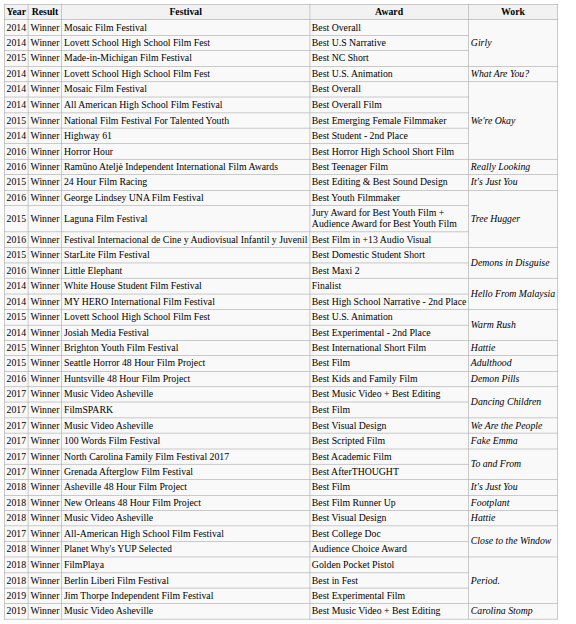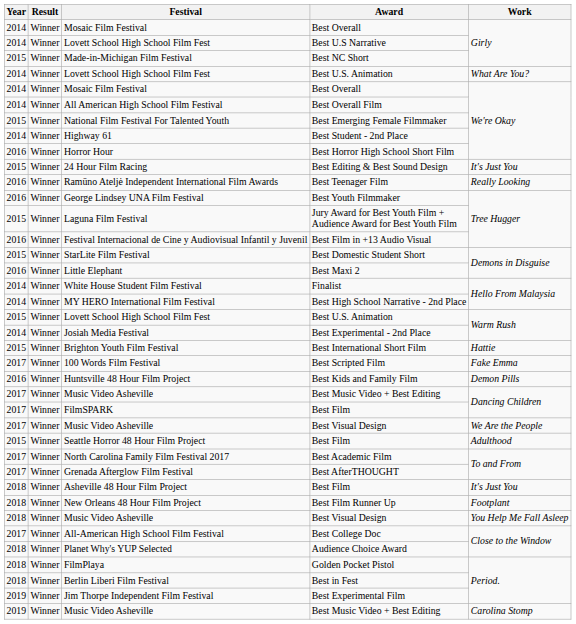rows swapped: (16, 167) <-> (16, 182)
rows swapped: (16, 363) <-> (16, 441)
(483, 518) Hattie -> (520, 518) You Help Me Fall Asleep
